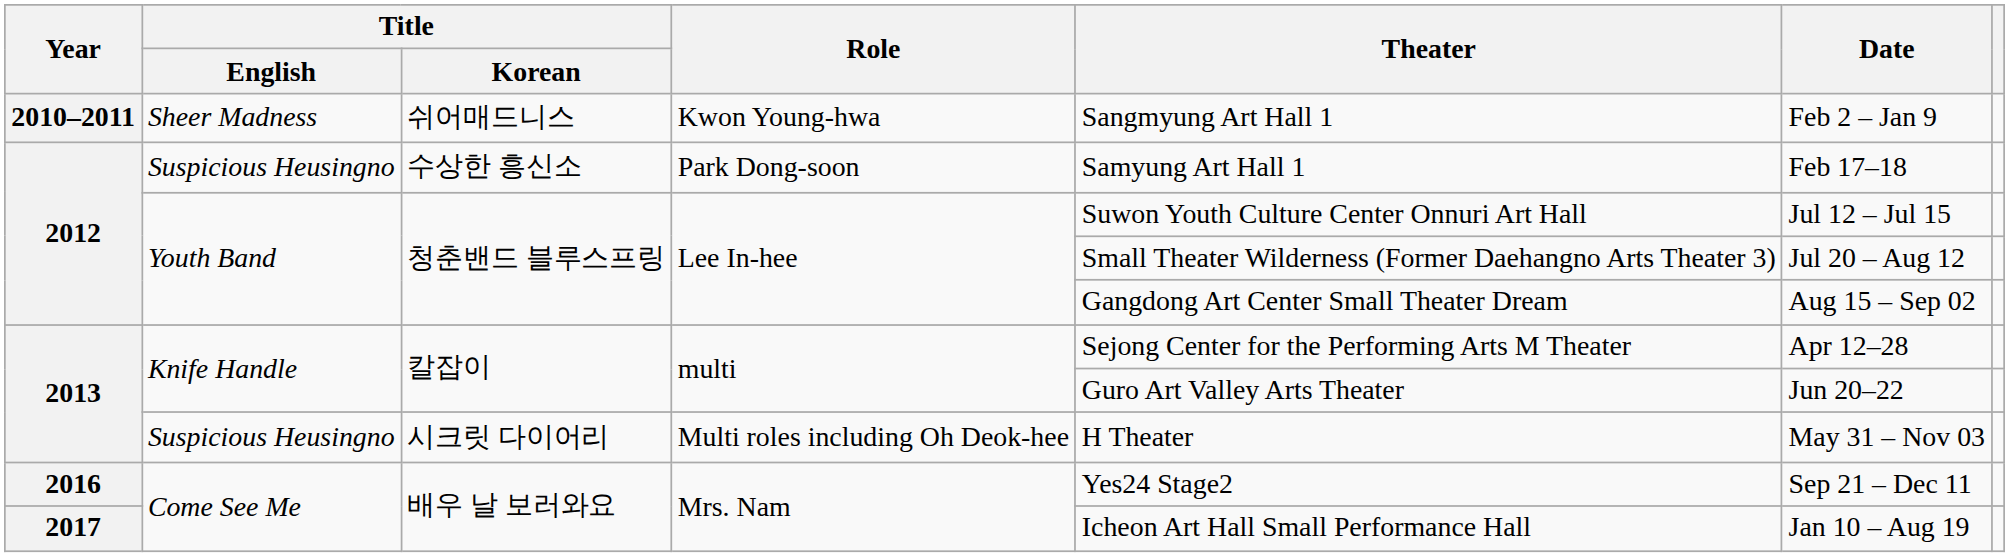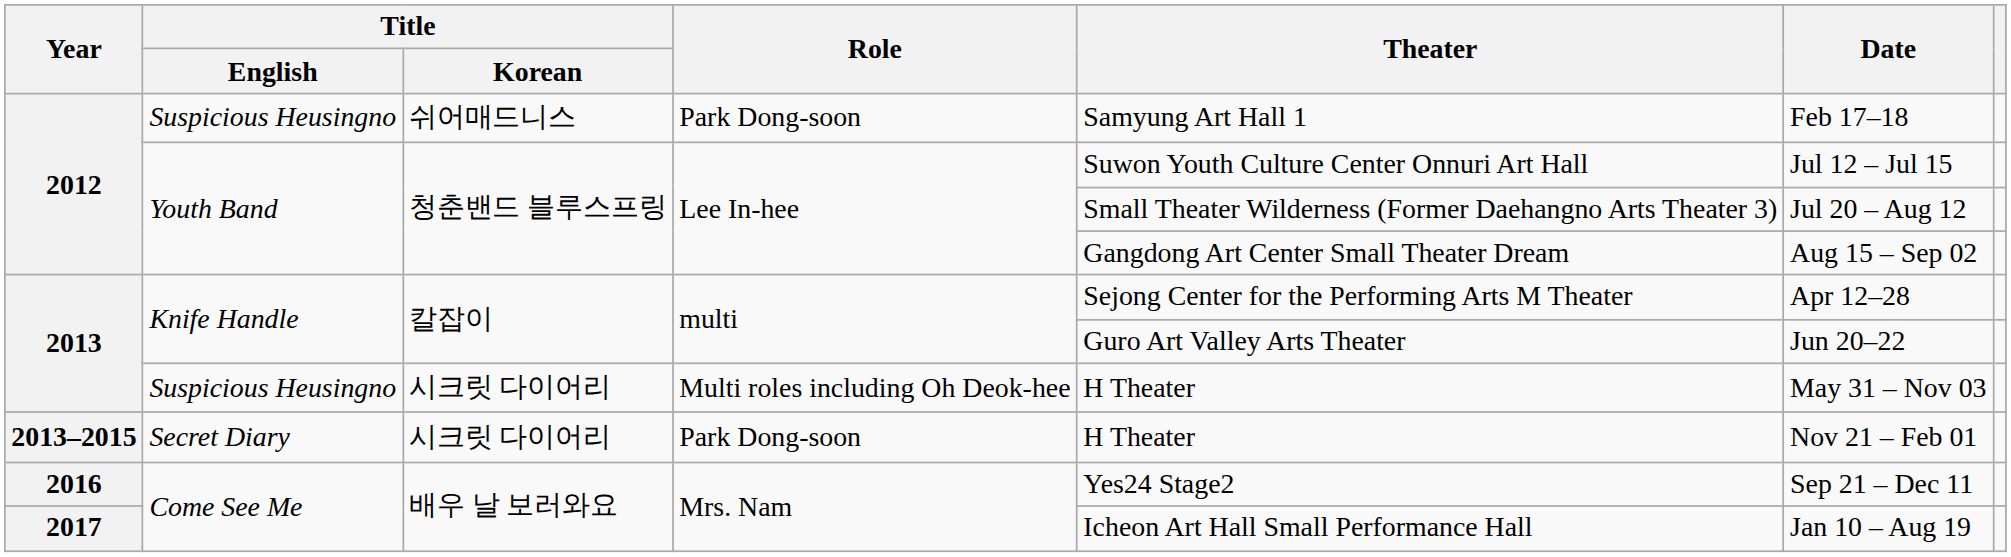- row: (73, 117)
(494, 165) 수상한 흥신소 -> (492, 116) 쉬어매드니스
+ row: (74, 436)
